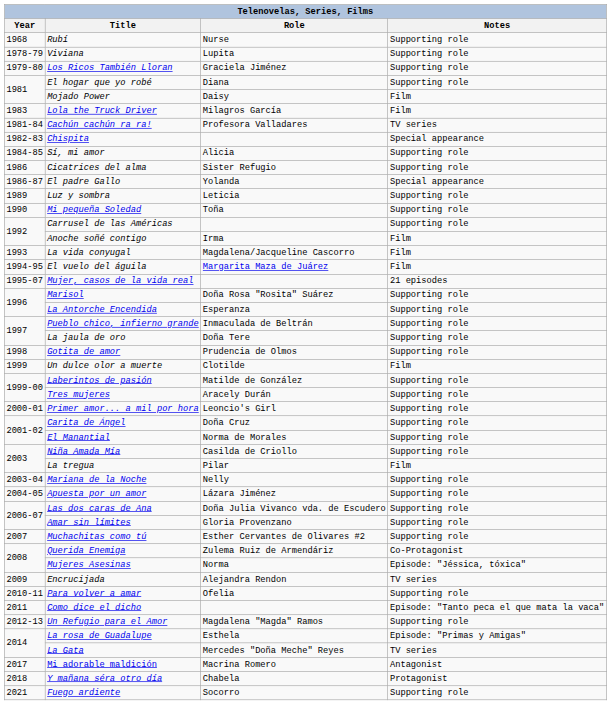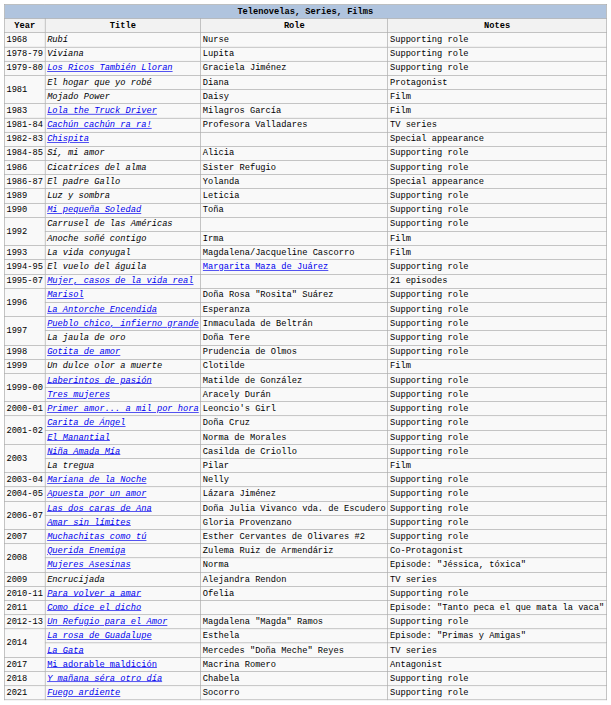(429, 82) Supporting role -> (419, 82) Protagonist
(400, 267) Film -> (429, 267) Supporting role
(419, 679) Protagonist -> (429, 679) Supporting role
